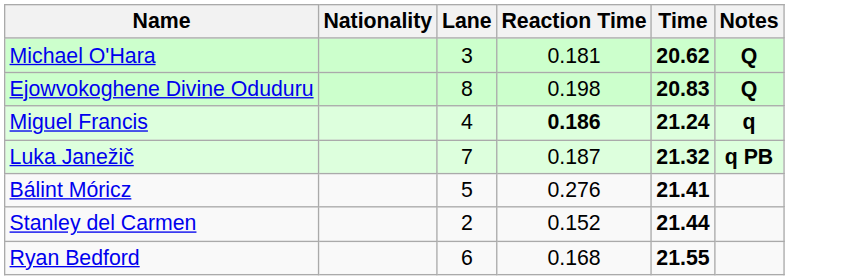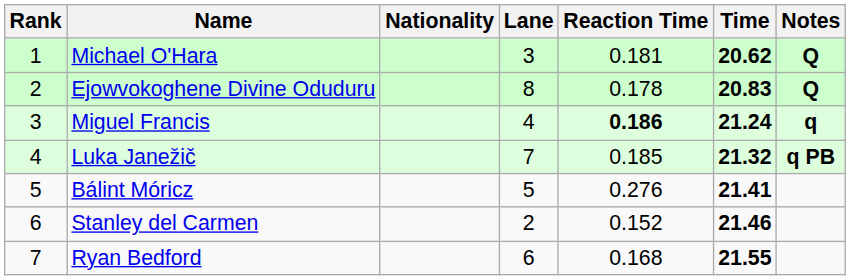+ column: (36, 21)
(574, 88) 0.198 -> (636, 88) 0.178
(574, 156) 0.187 -> (636, 156) 0.185
(683, 223) 21.44 -> (745, 223) 21.46
